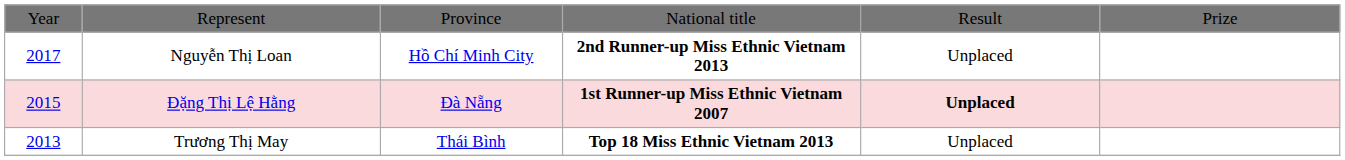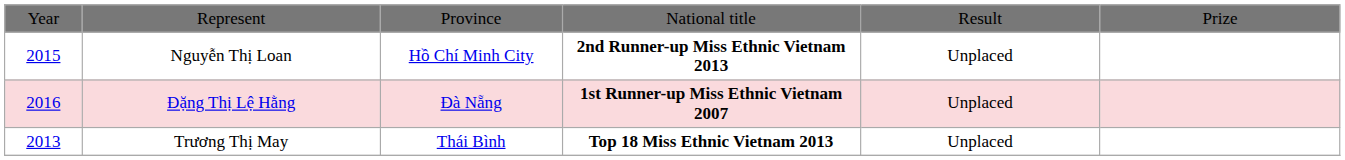(43, 55) 2017 -> (43, 55) 2015
(43, 103) 2015 -> (43, 103) 2016
(980, 103) bold -> (980, 103) normal
